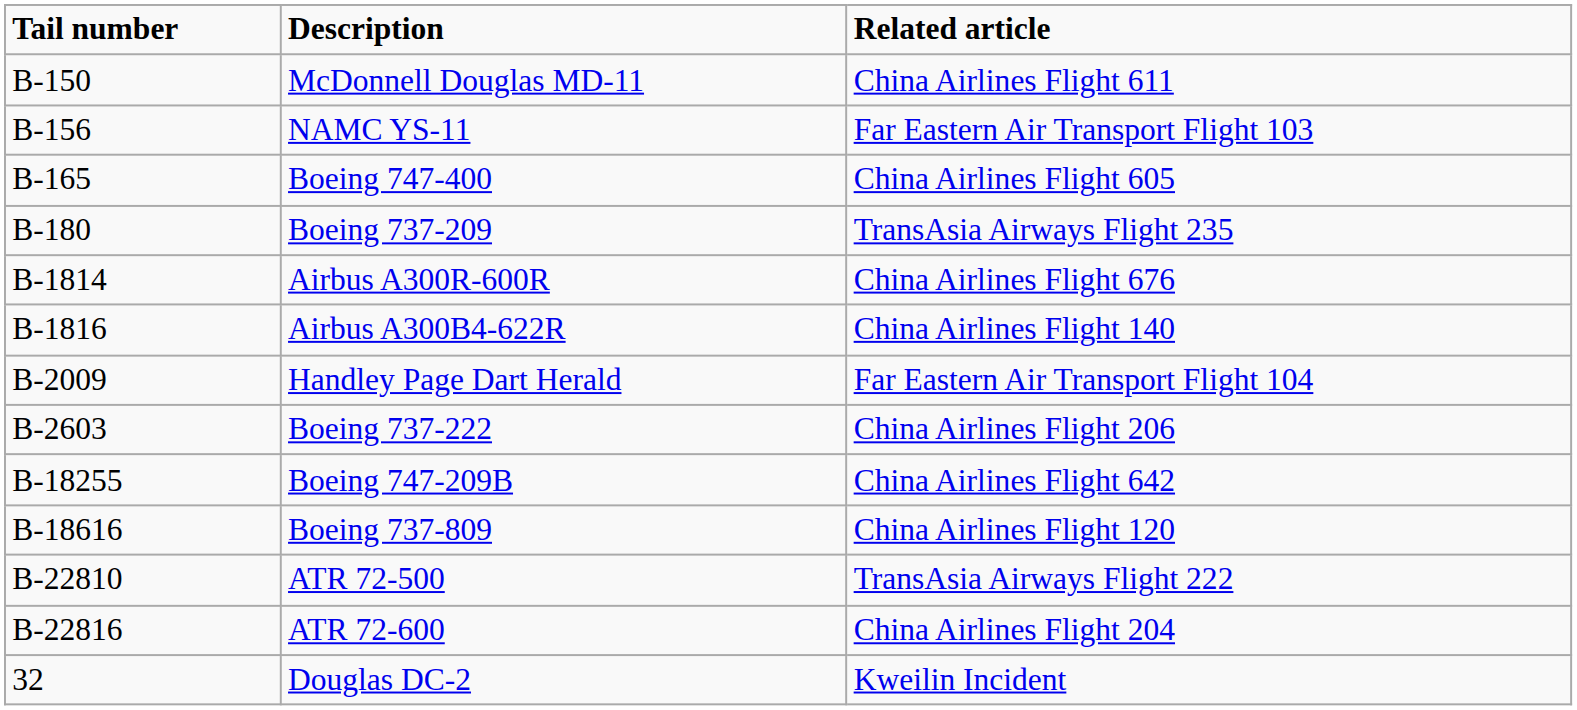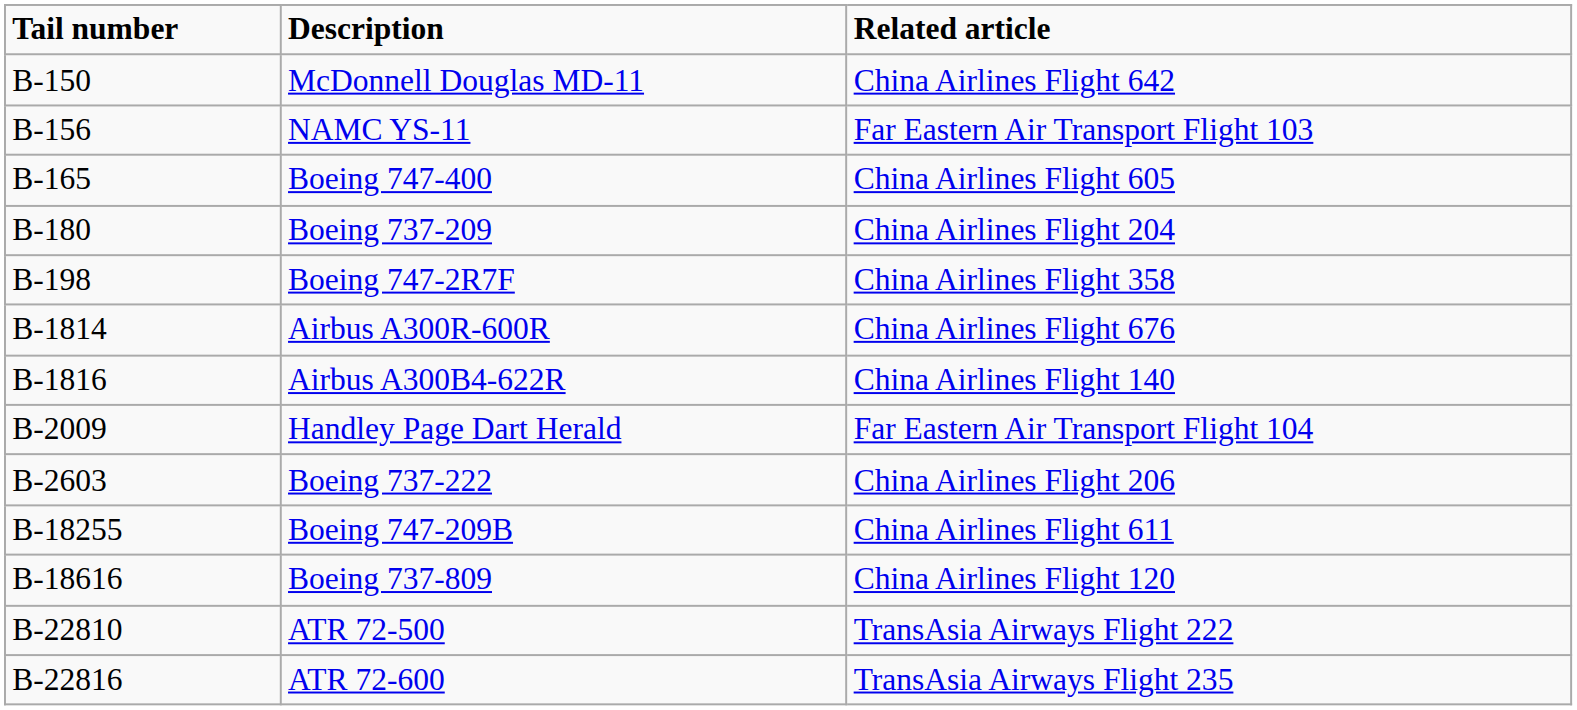(1014, 79) China Airlines Flight 611 -> (1014, 79) China Airlines Flight 642
(1044, 229) TransAsia Airways Flight 235 -> (1014, 229) China Airlines Flight 204
+ row: (401, 279)
(1014, 479) China Airlines Flight 642 -> (1014, 529) China Airlines Flight 611
(1014, 629) China Airlines Flight 204 -> (1044, 679) TransAsia Airways Flight 235
- row: (380, 679)
